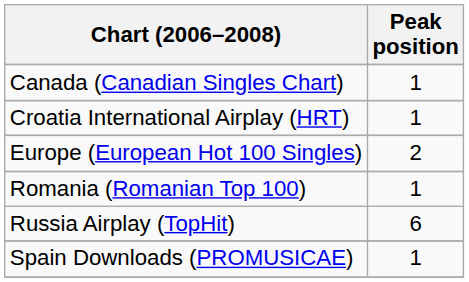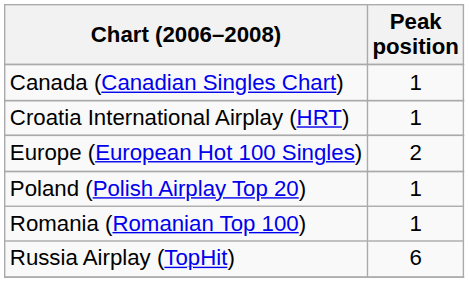+ row: (158, 188)
- row: (182, 258)
